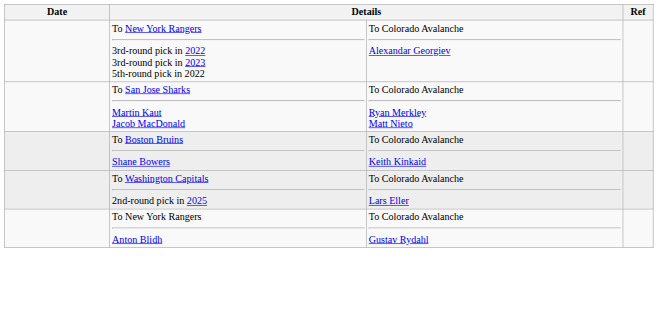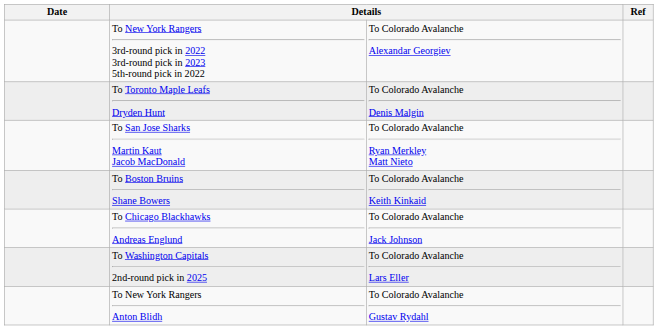+ row: (238, 101)
+ row: (238, 228)
